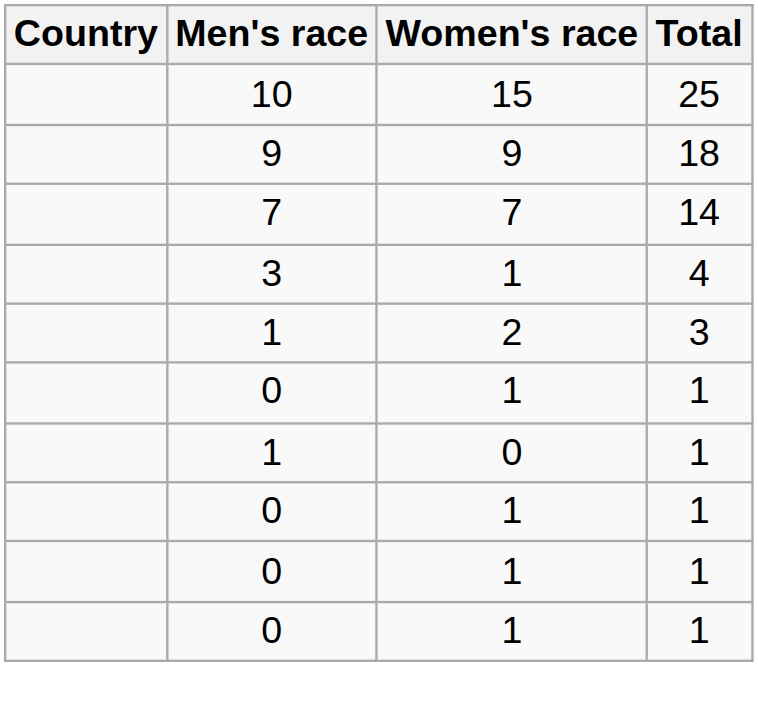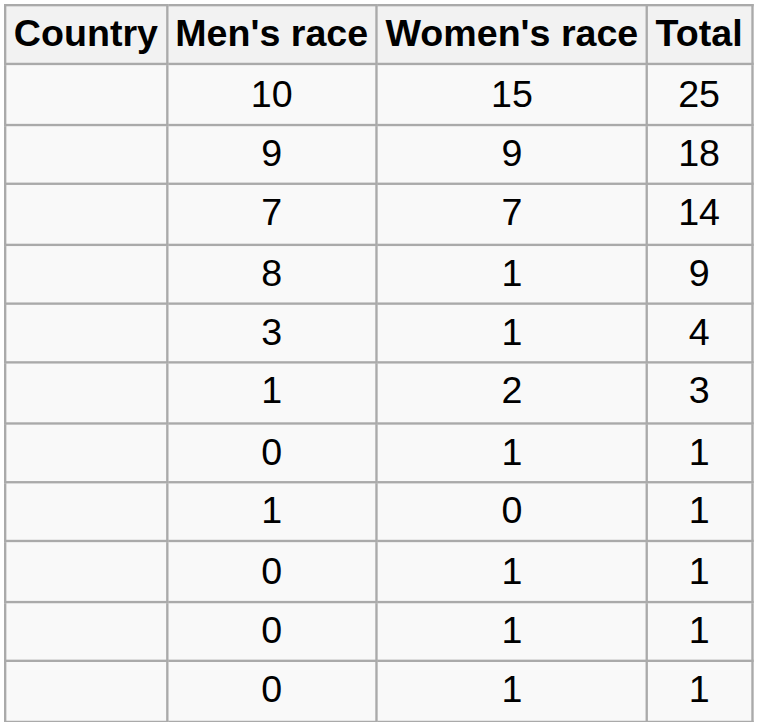+ row: (272, 272)
